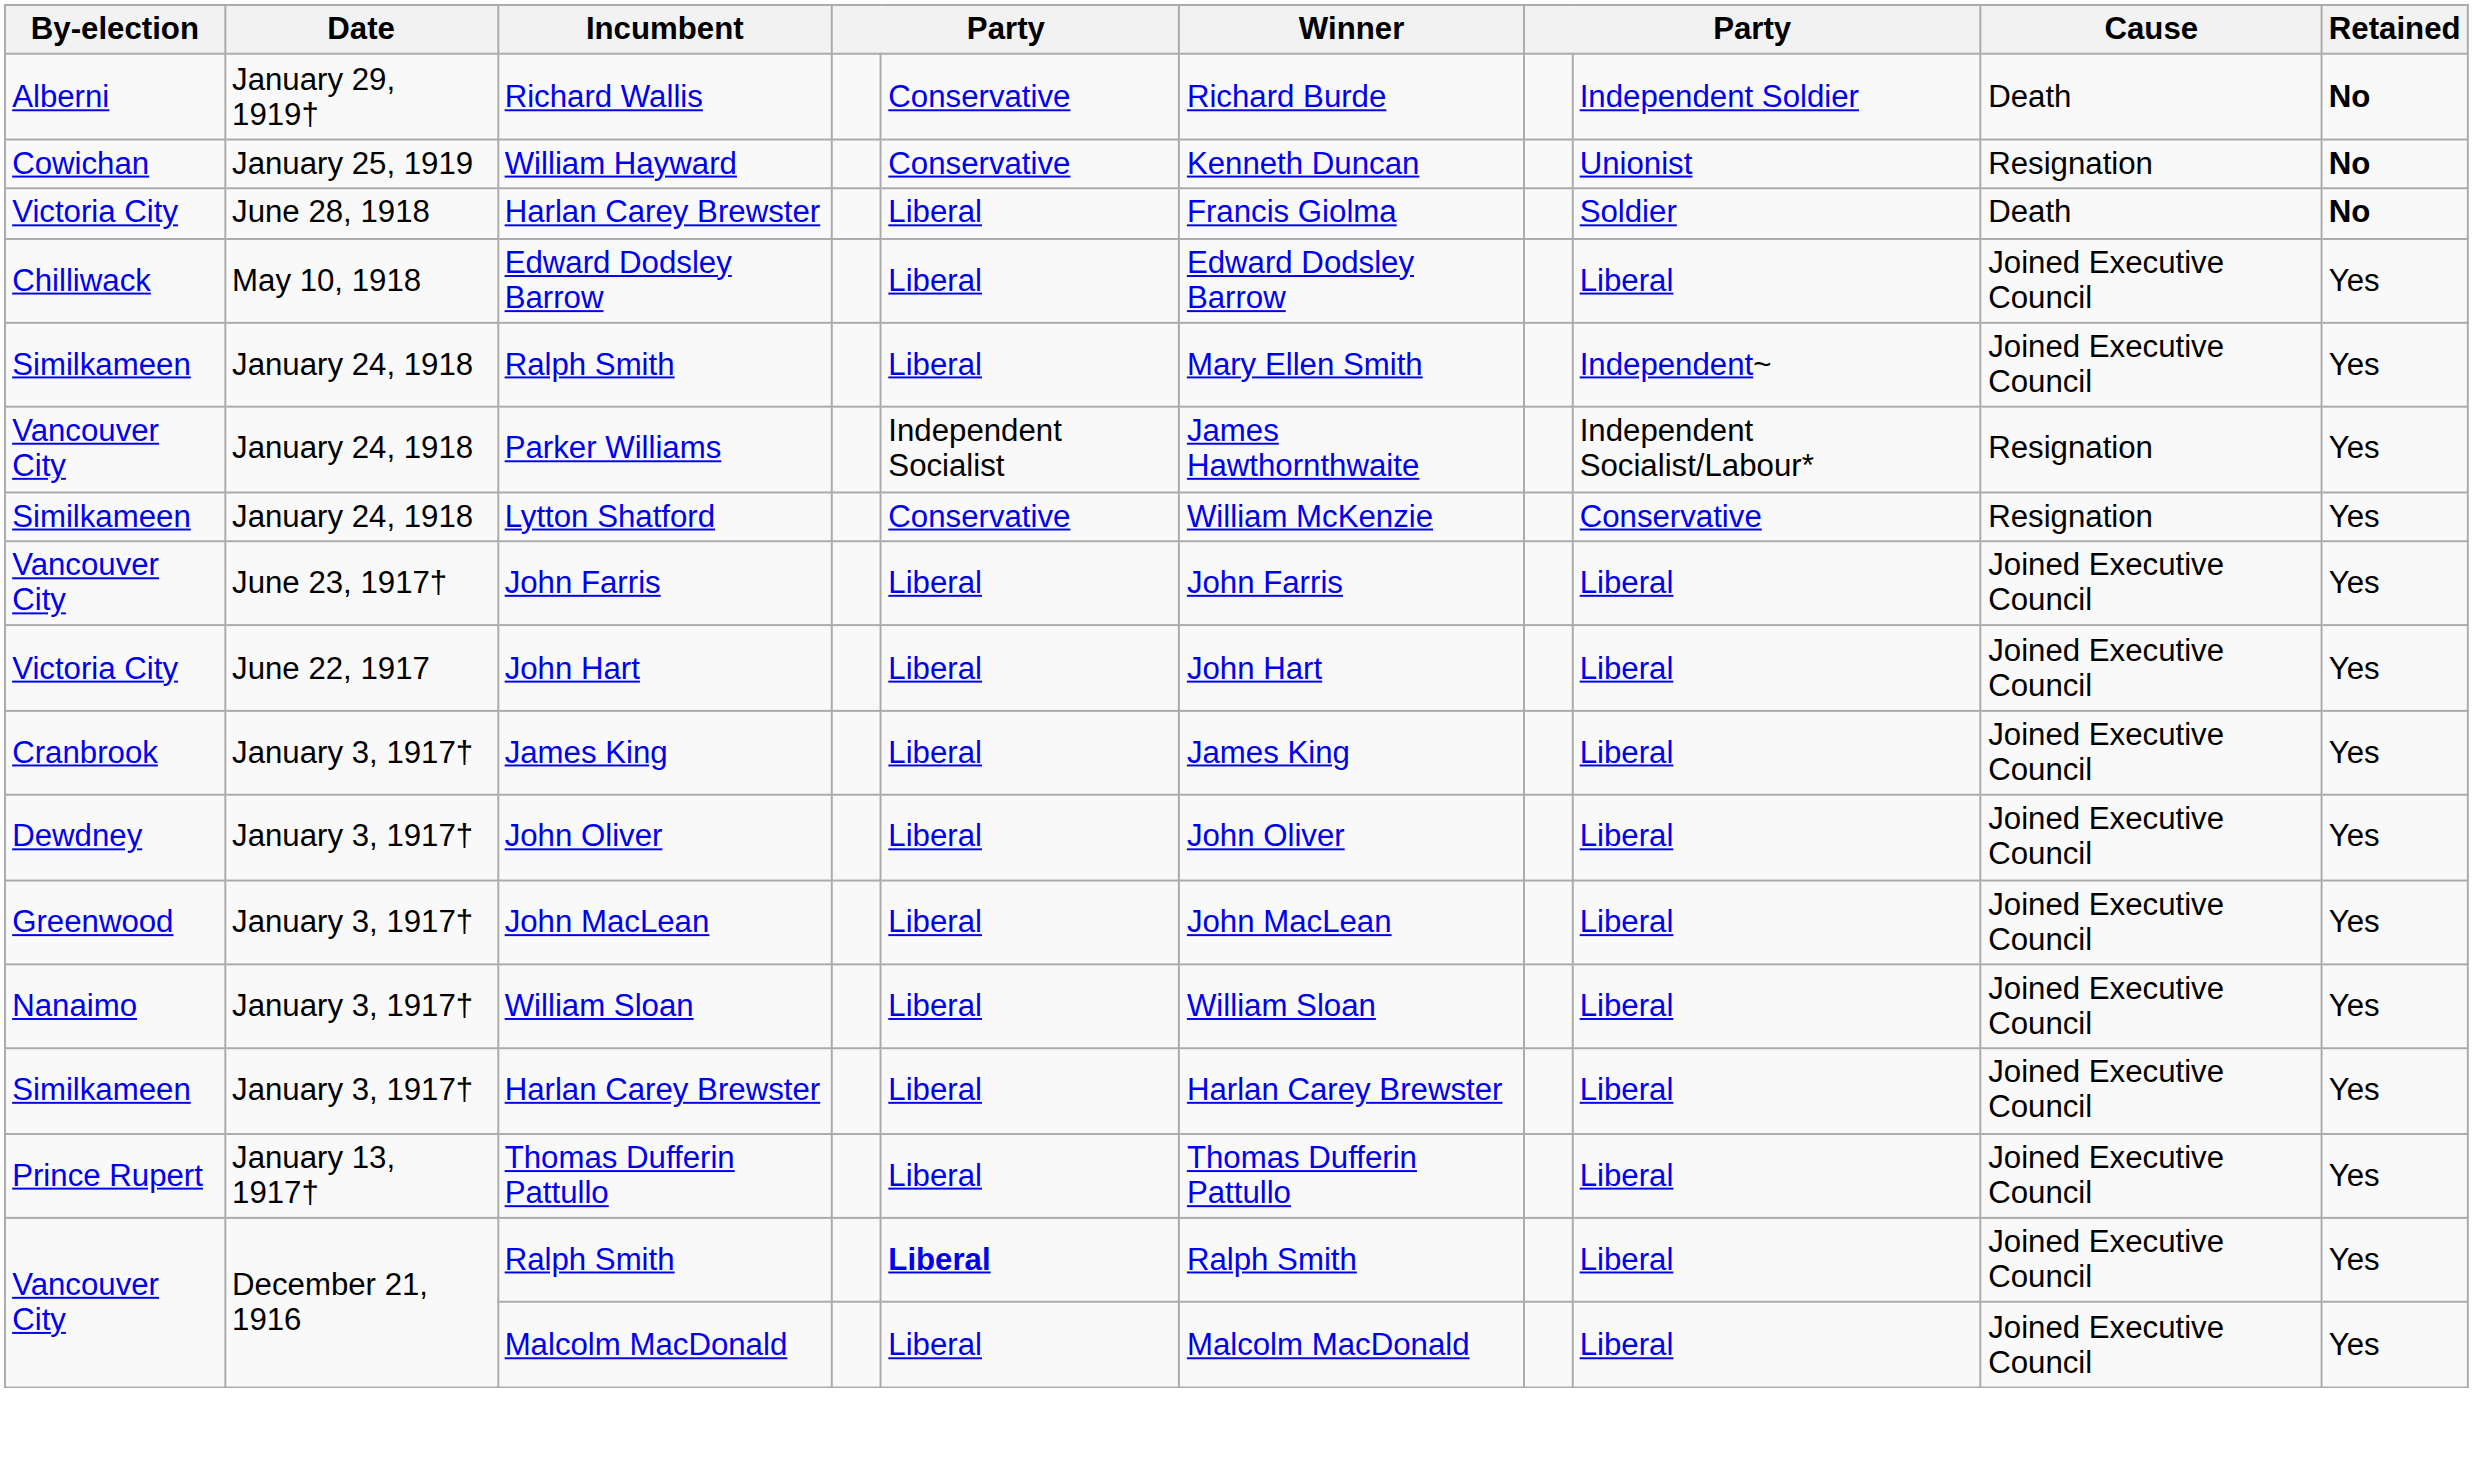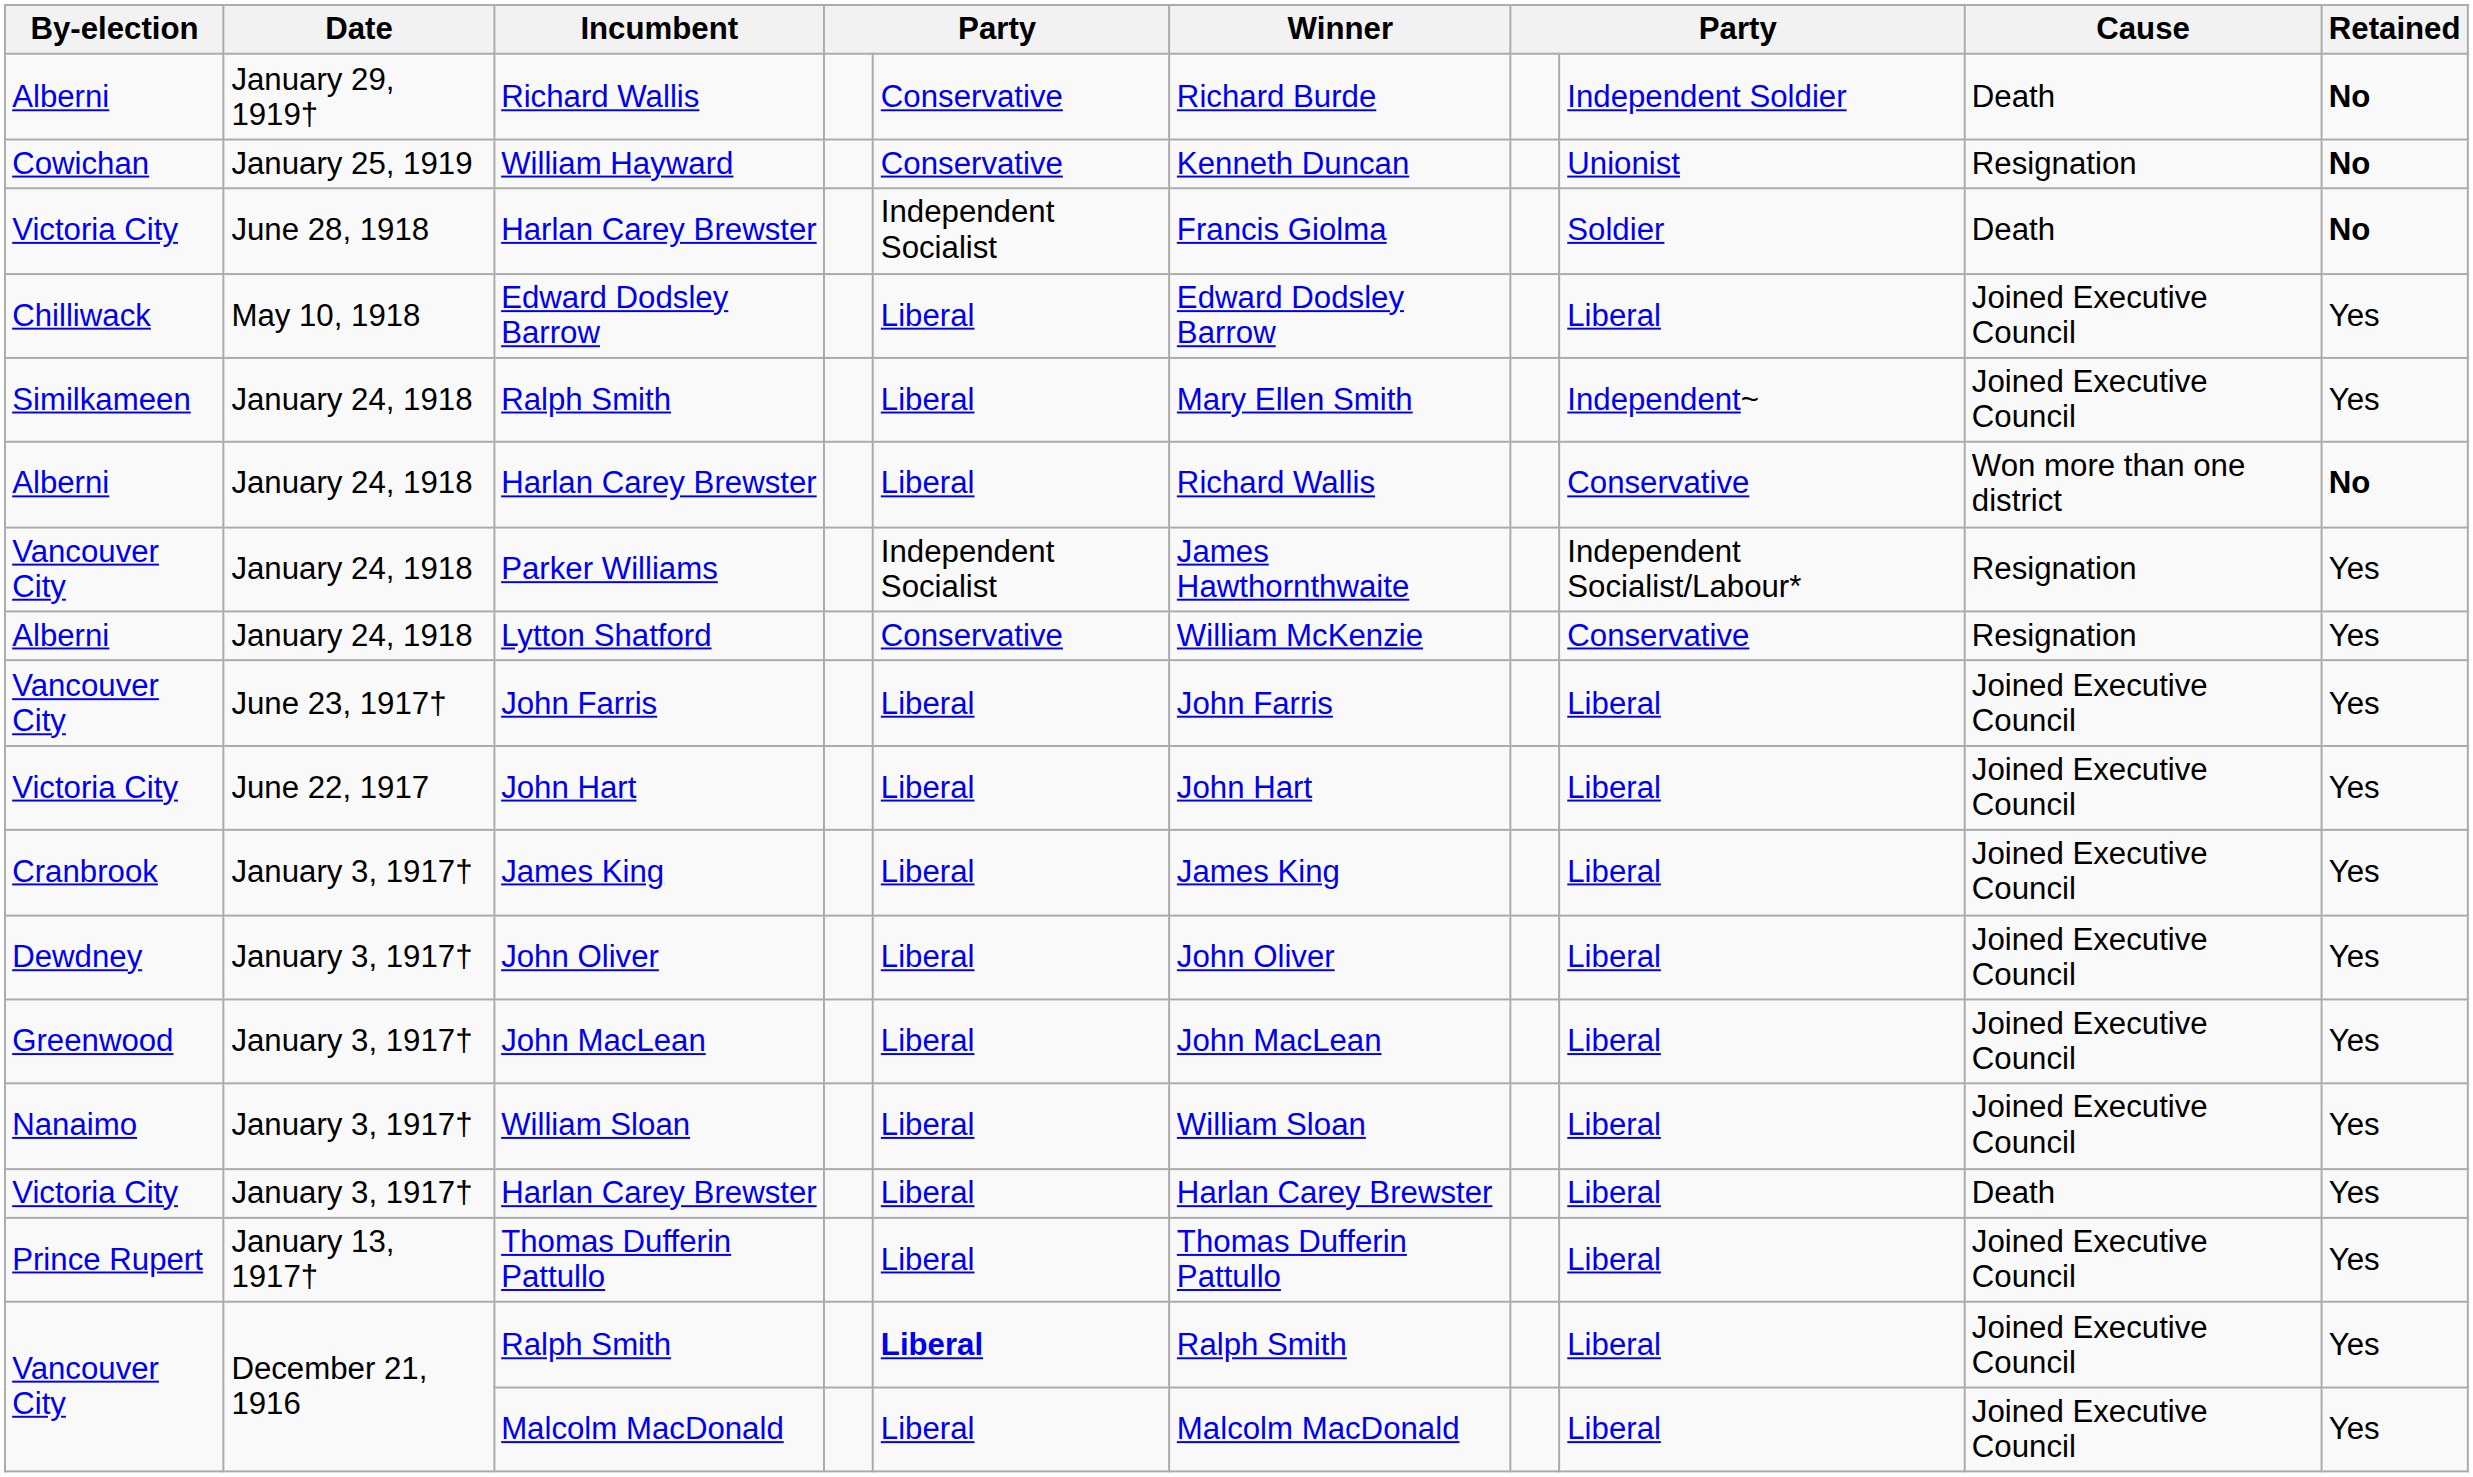(935, 212) Liberal -> (968, 230) Independent Socialist
+ row: (352, 484)
(101, 516) Similkameen -> (61, 635) Alberni
(101, 1090) Similkameen -> (95, 1192) Victoria City
(2106, 1090) Joined Executive Council -> (2013, 1192) Death
